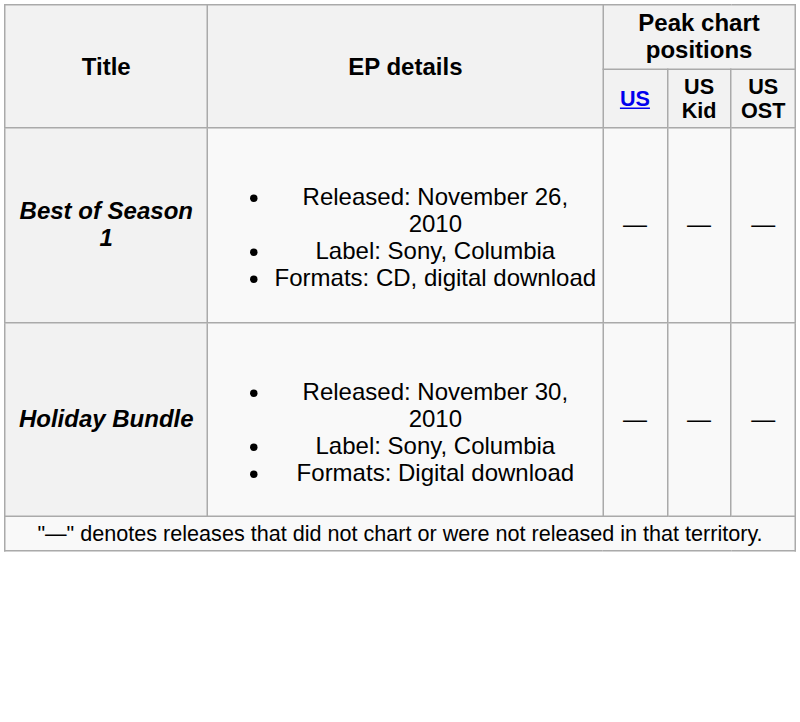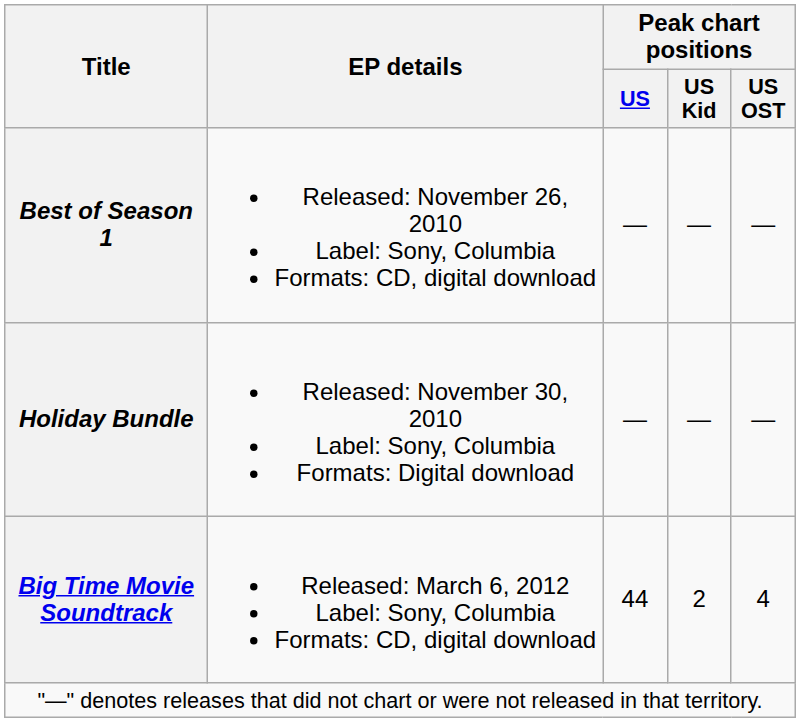+ row: (106, 599)
